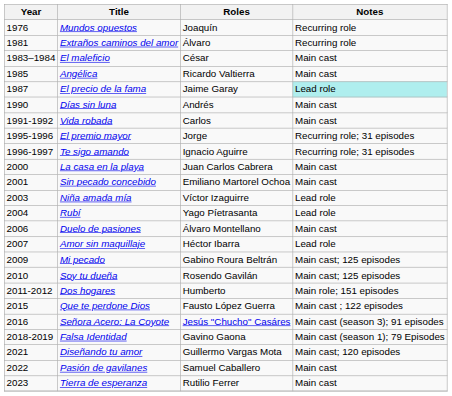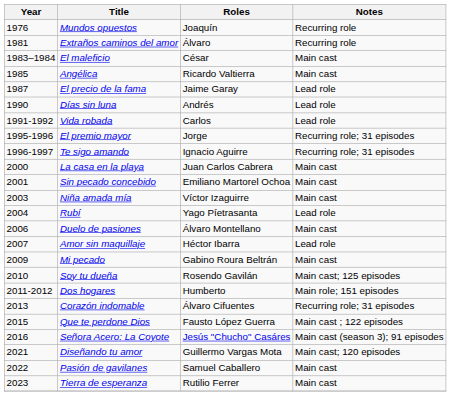(315, 89) paleturquoise background -> (315, 89) no background
(316, 105) Main cast -> (315, 105) Lead role
(316, 120) Main cast -> (315, 120) Lead role
(315, 197) Lead role -> (316, 197) Main cast
(348, 259) Main cast; 125 episodes -> (316, 259) Main cast
+ row: (102, 306)
- row: (93, 337)
